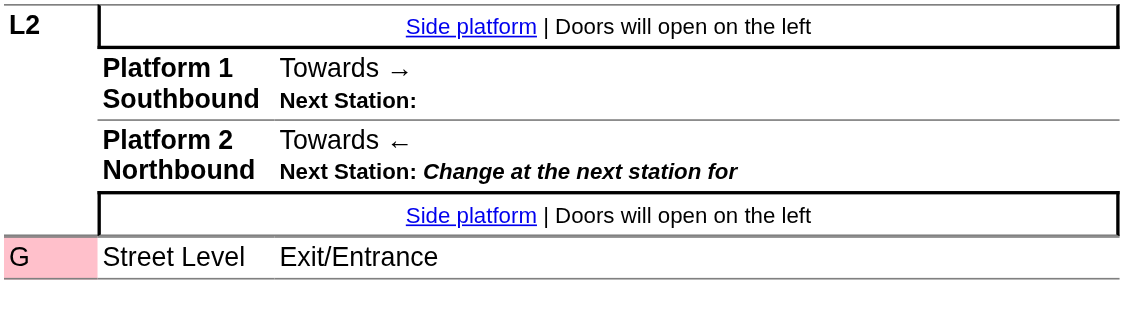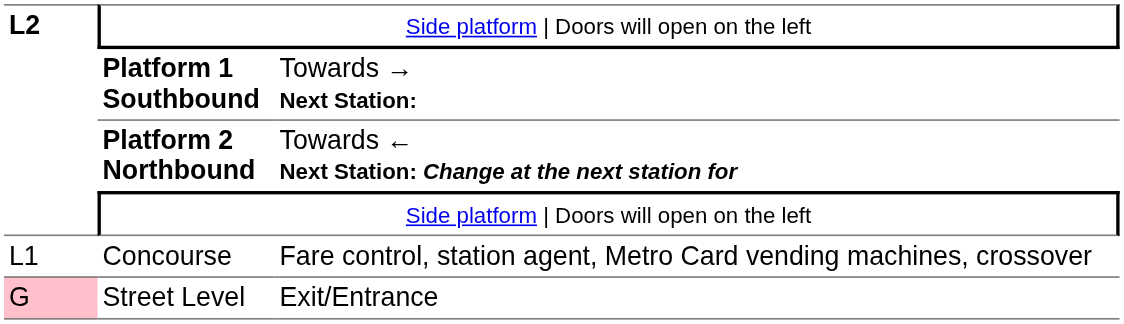+ row: (167, 255)
